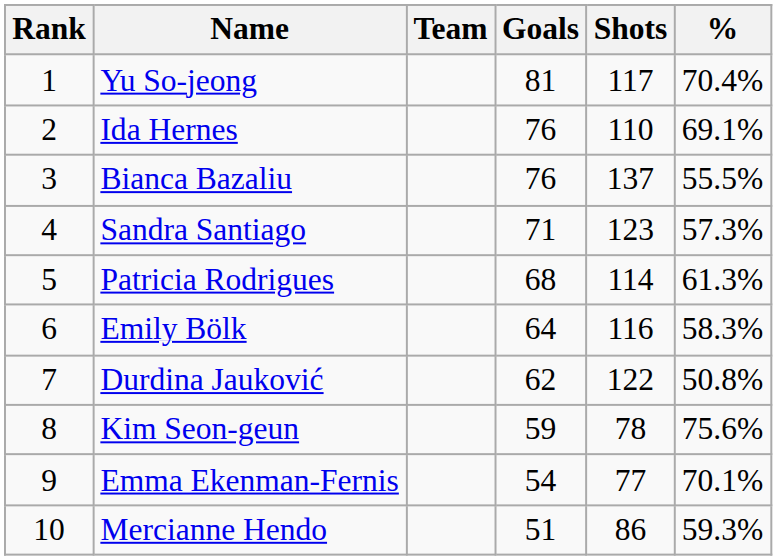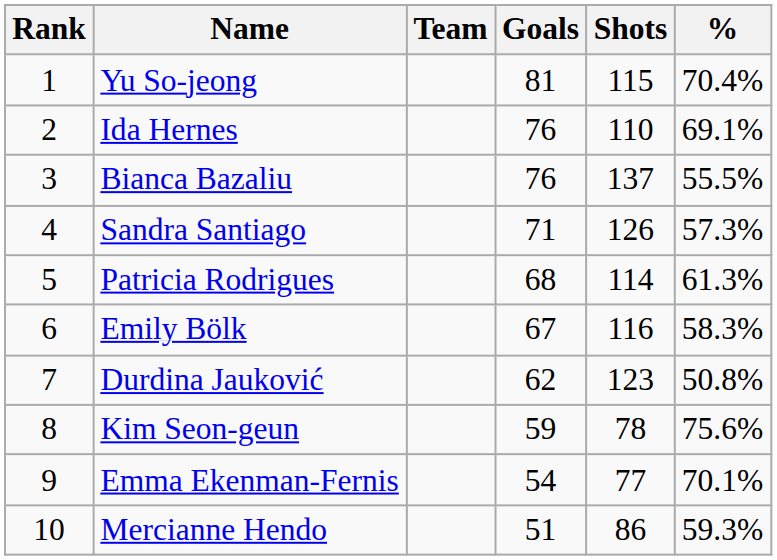(630, 79) 117 -> (630, 79) 115
(630, 229) 123 -> (630, 229) 126
(541, 329) 64 -> (541, 329) 67
(630, 379) 122 -> (630, 379) 123
